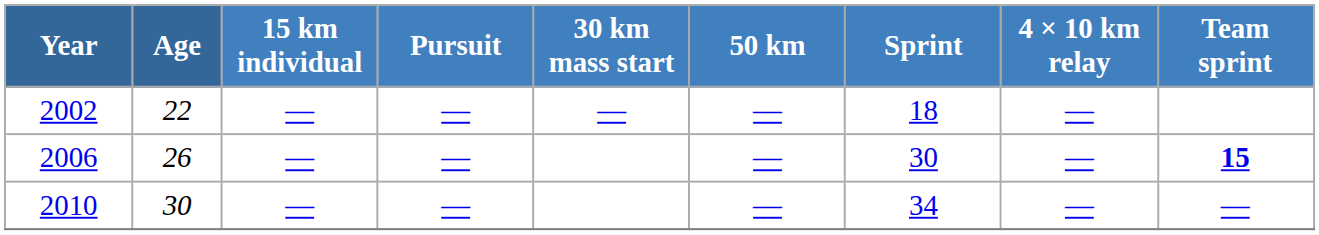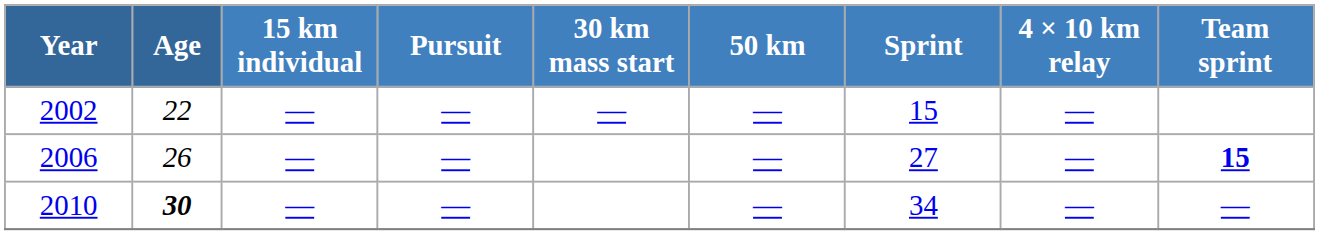(923, 110) 18 -> (923, 110) 15
(923, 157) 30 -> (923, 157) 27
(177, 205) normal -> (177, 205) bold
